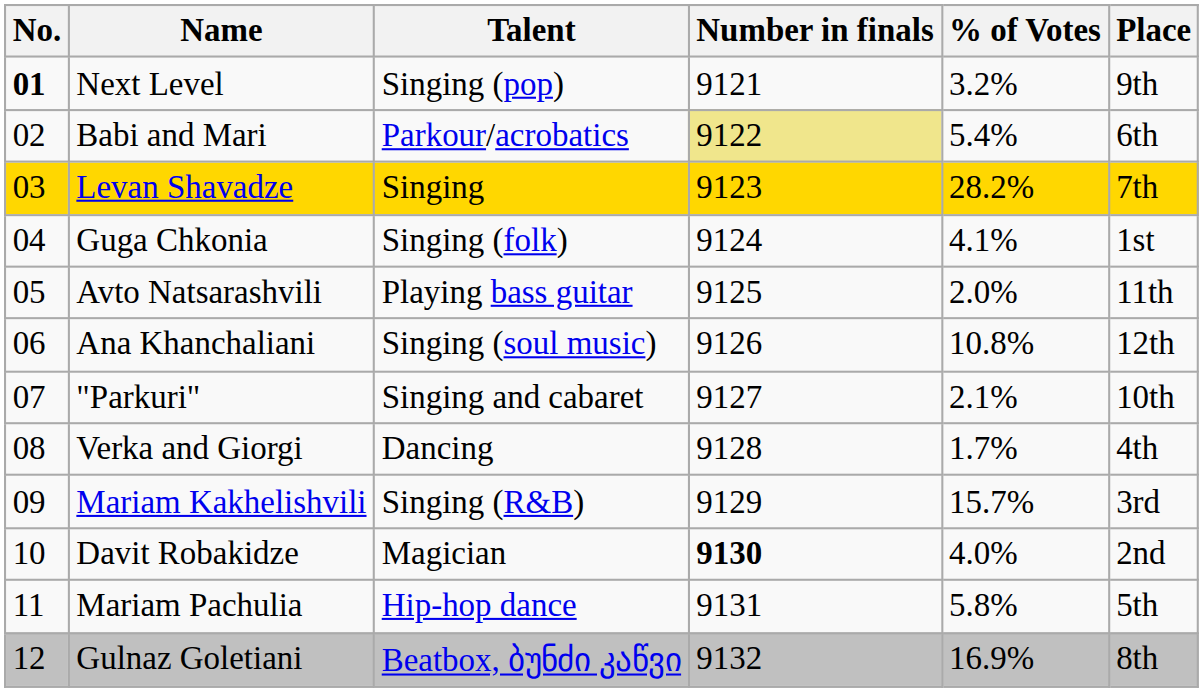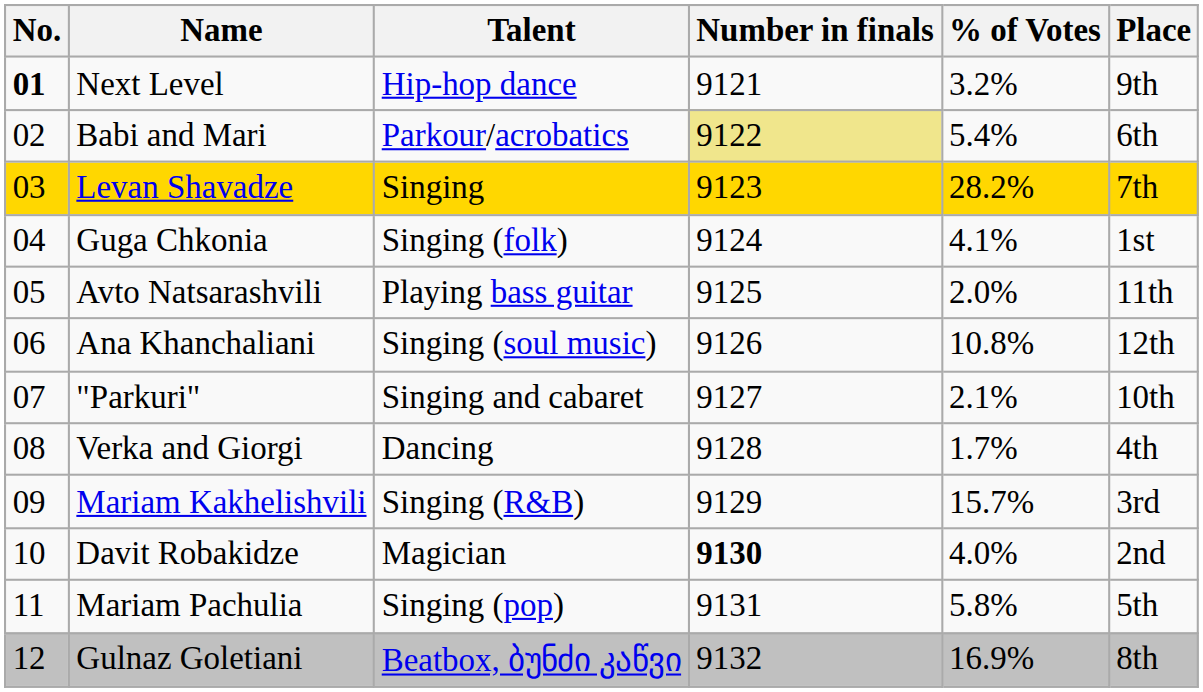(473, 82) Singing (pop) -> (479, 82) Hip-hop dance
(479, 605) Hip-hop dance -> (473, 605) Singing (pop)
